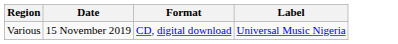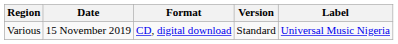+ column: (256, 13)
